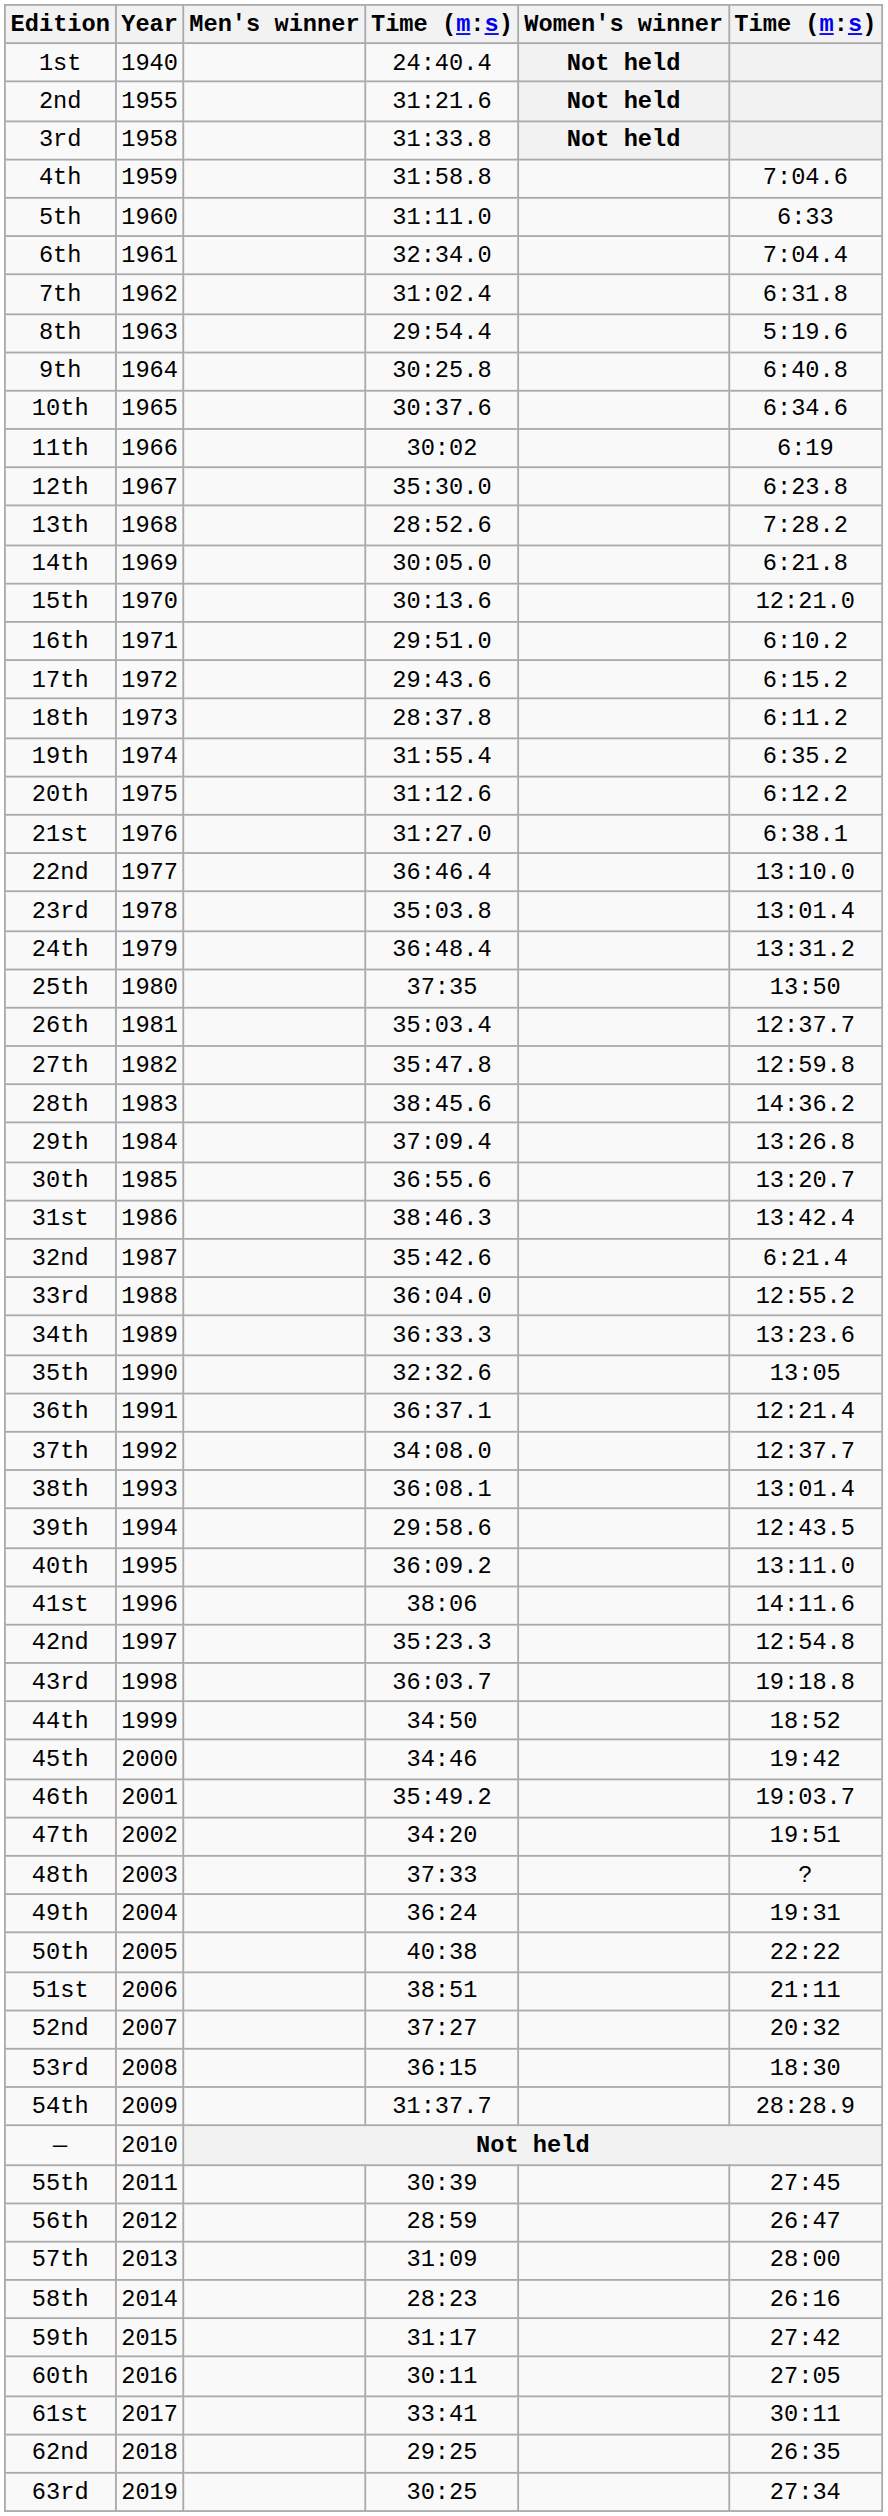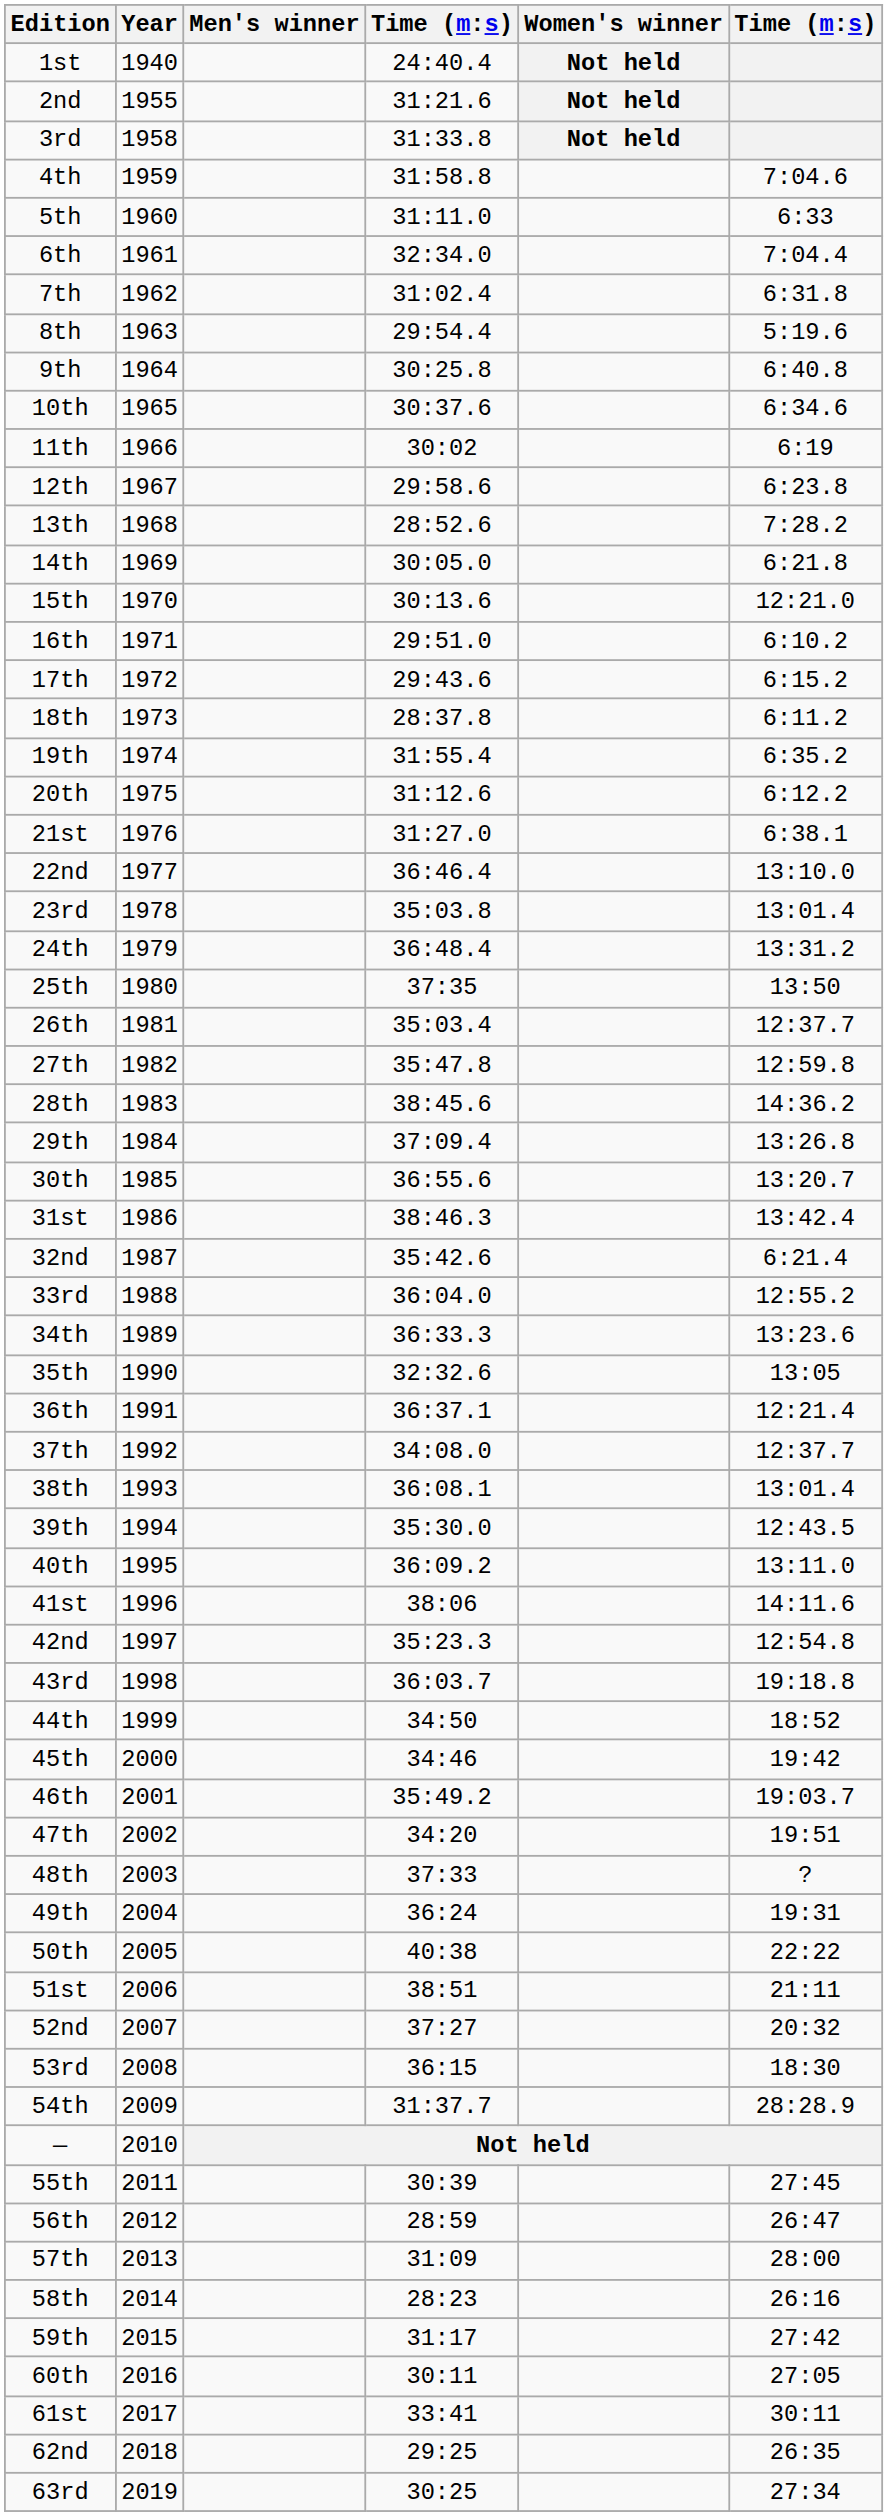(442, 487) 35:30.0 -> (442, 487) 29:58.6
(442, 1528) 29:58.6 -> (442, 1528) 35:30.0
